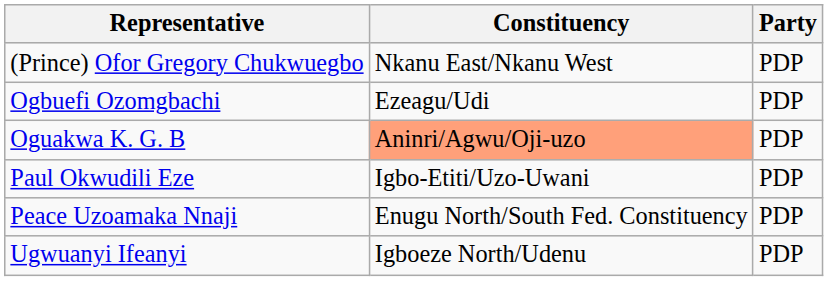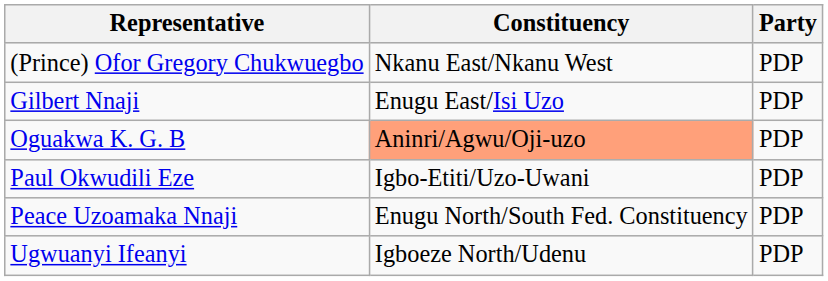+ row: (75, 100)
- row: (115, 100)
